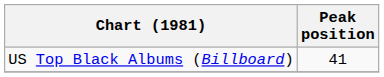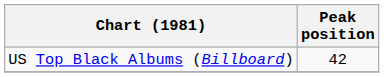(338, 60) 41 -> (338, 60) 42
